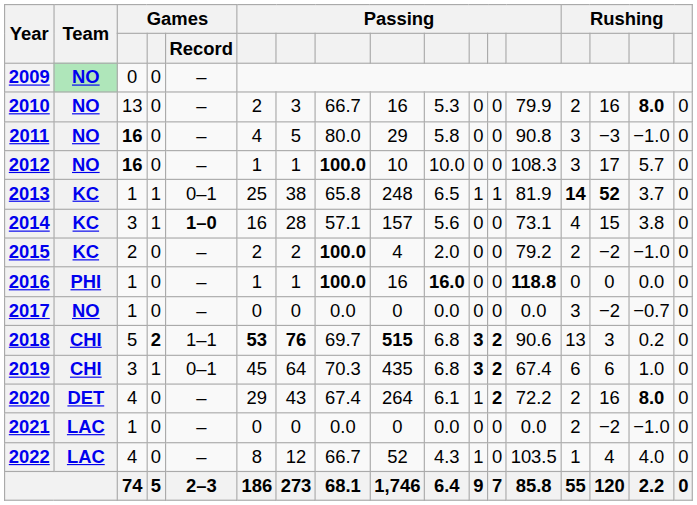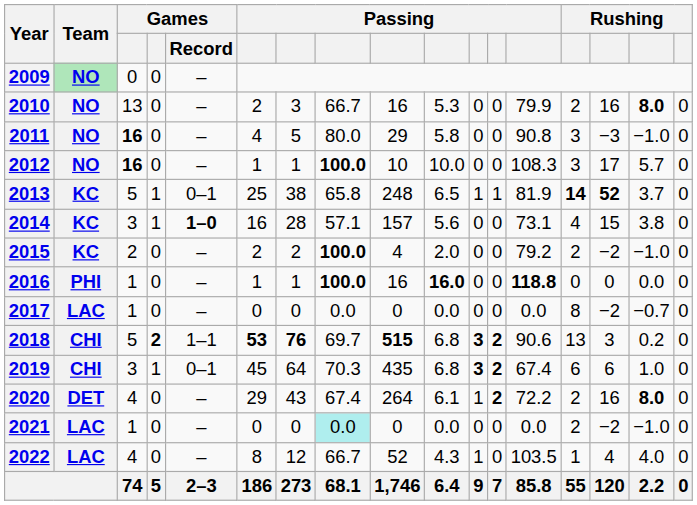(132, 194) 1 -> (132, 194) 5
(86, 310) NO -> (86, 310) LAC
(575, 310) 3 -> (575, 310) 8
(343, 427) no background -> (343, 427) paleturquoise background
